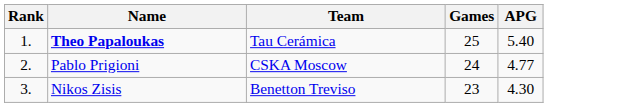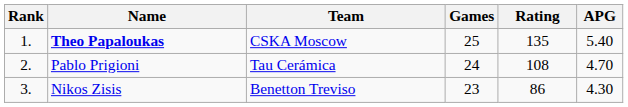+ column: (537, 16)
(293, 41) Tau Cerámica -> (298, 41) CSKA Moscow
(298, 65) CSKA Moscow -> (293, 65) Tau Cerámica
(521, 65) 4.77 -> (600, 65) 4.70
